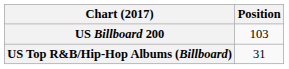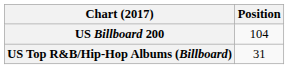(259, 34) 103 -> (259, 34) 104
